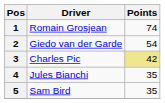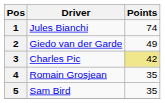(68, 27) Romain Grosjean -> (59, 27) Jules Bianchi
(152, 43) 54 -> (152, 43) 49
(59, 74) Jules Bianchi -> (68, 74) Romain Grosjean
